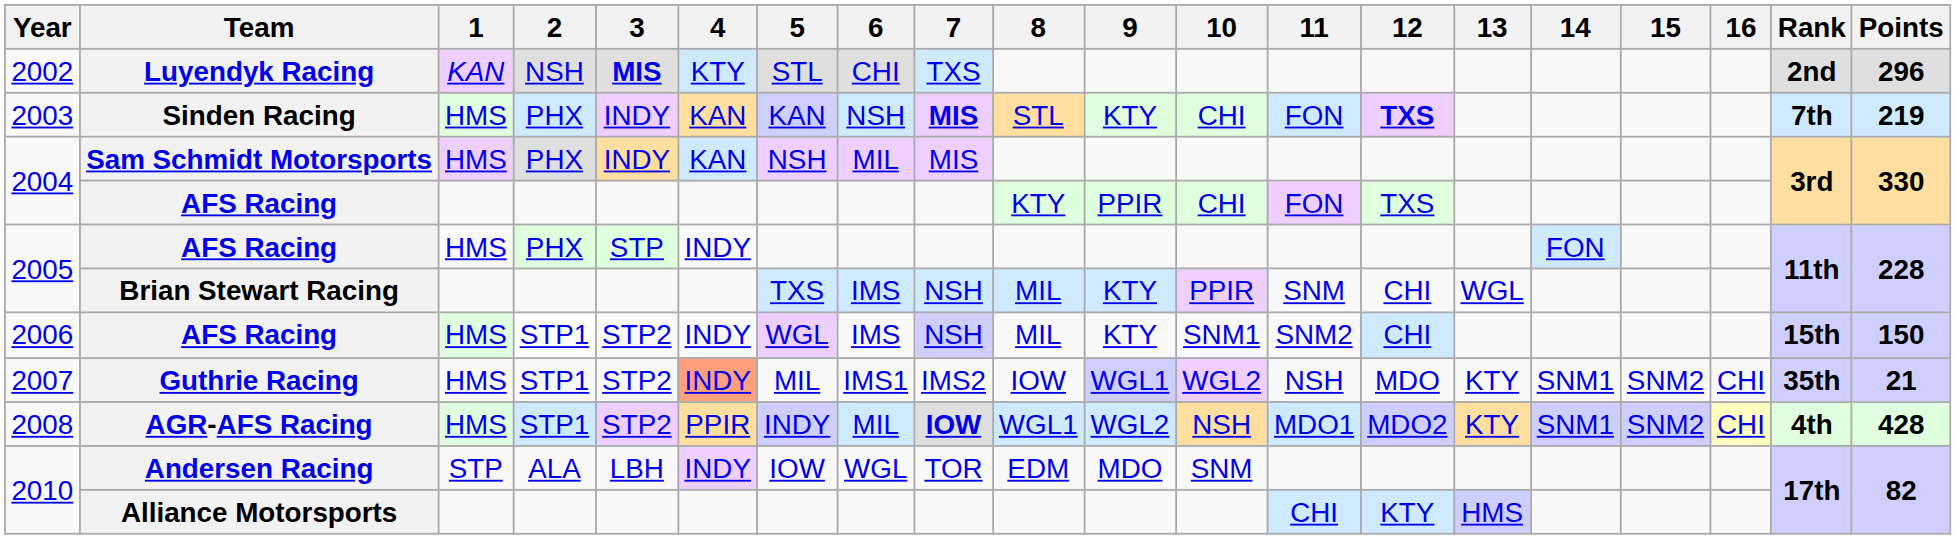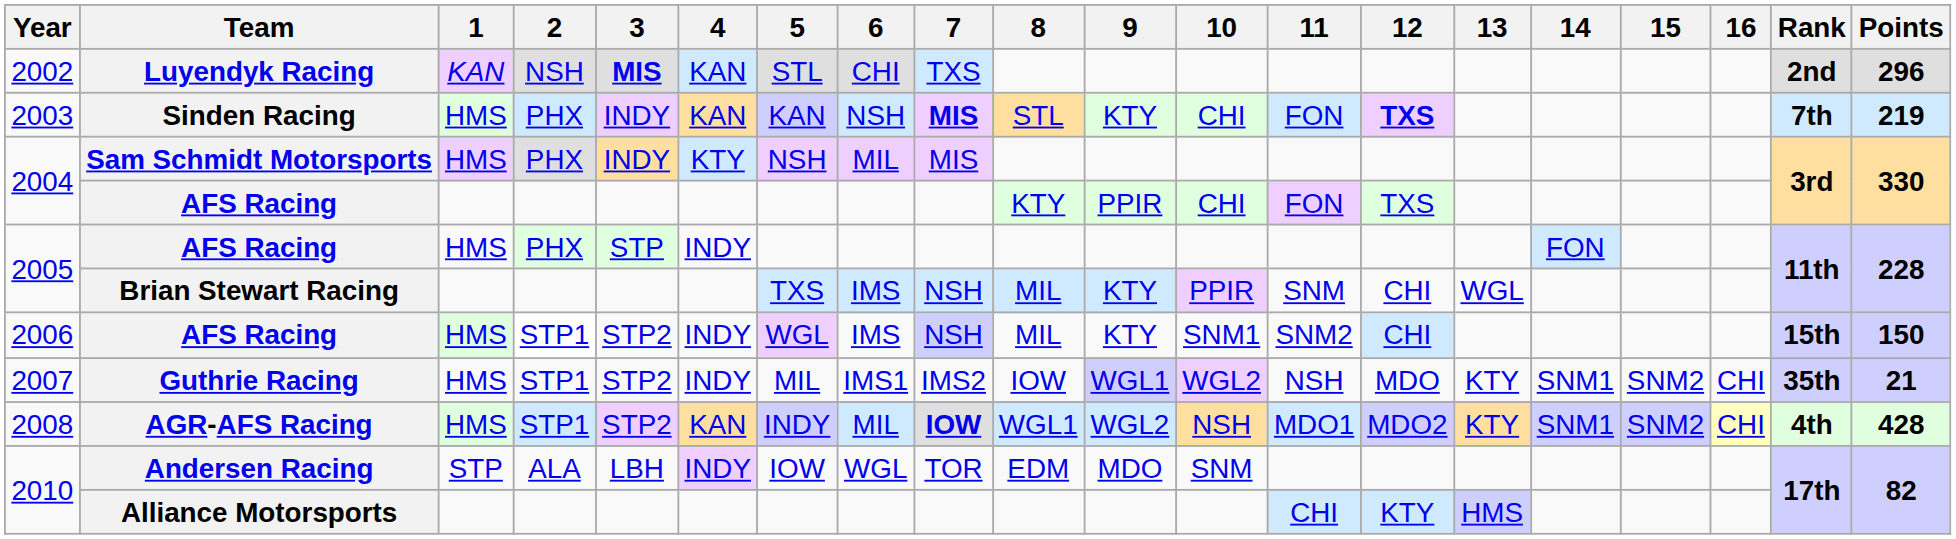(718, 71) KTY -> (718, 71) KAN
(718, 159) KAN -> (718, 159) KTY
(718, 379) lightsalmon background -> (718, 379) no background
(718, 423) PPIR -> (718, 423) KAN
